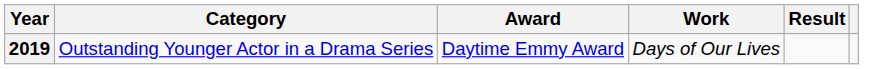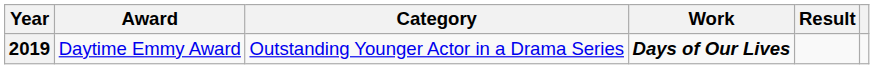columns swapped: (533, 19) <-> (246, 19)
(706, 48) normal -> (711, 48) bold
